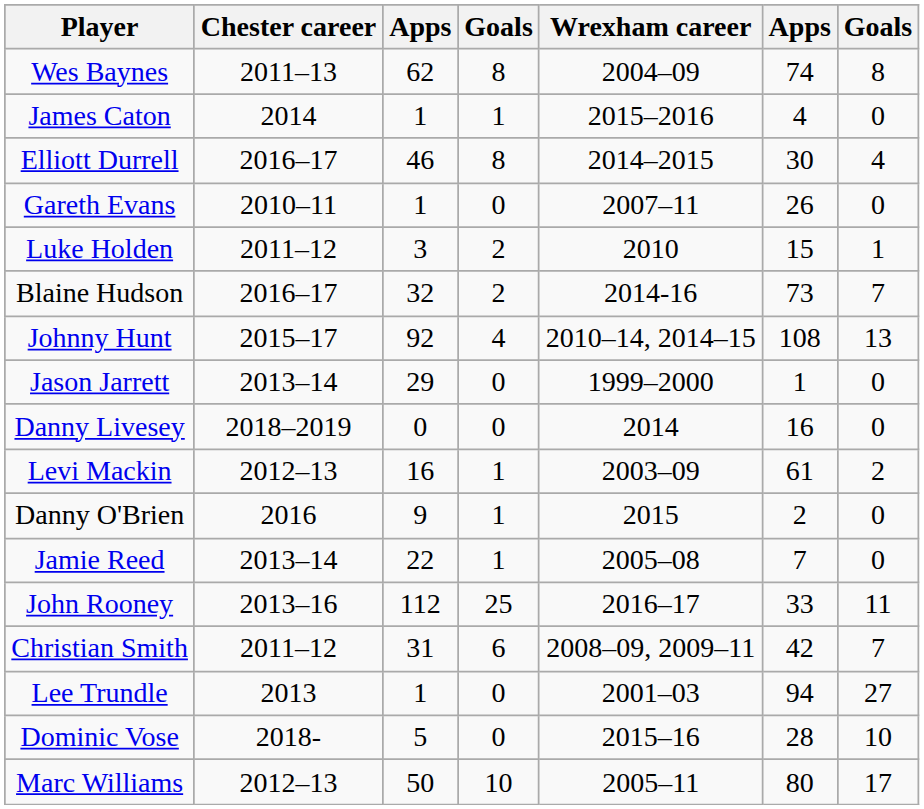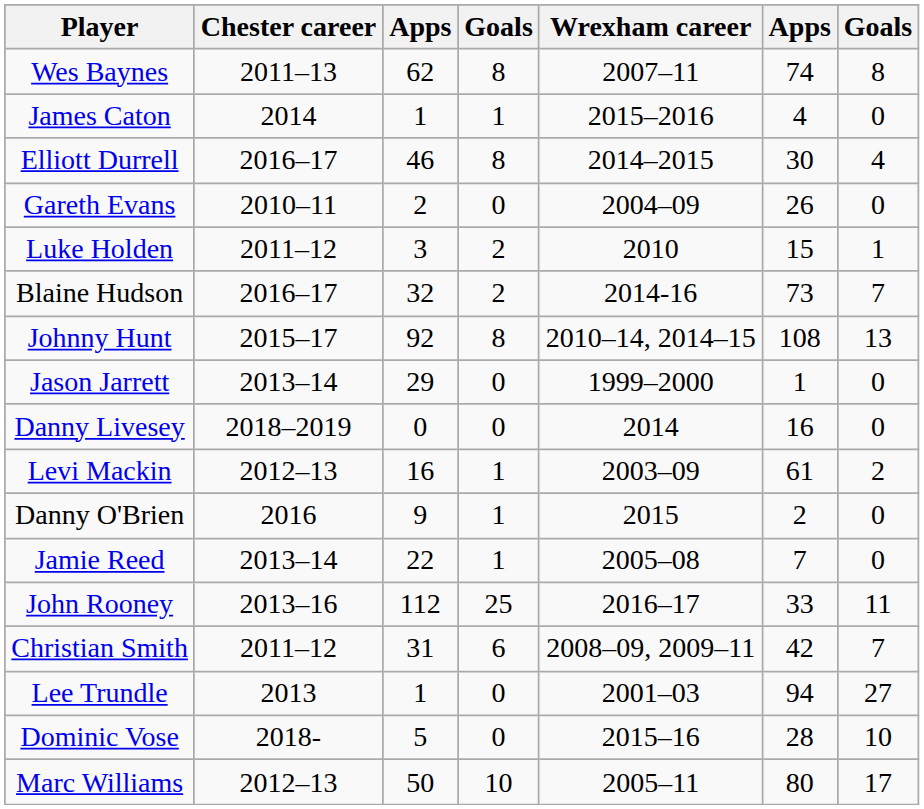(651, 71) 2004–09 -> (651, 71) 2007–11
(420, 204) 1 -> (420, 204) 2
(651, 204) 2007–11 -> (651, 204) 2004–09
(499, 337) 4 -> (499, 337) 8
